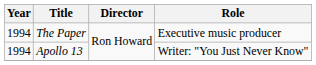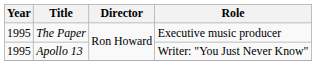(19, 32) 1994 -> (19, 32) 1995
(19, 51) 1994 -> (19, 51) 1995
